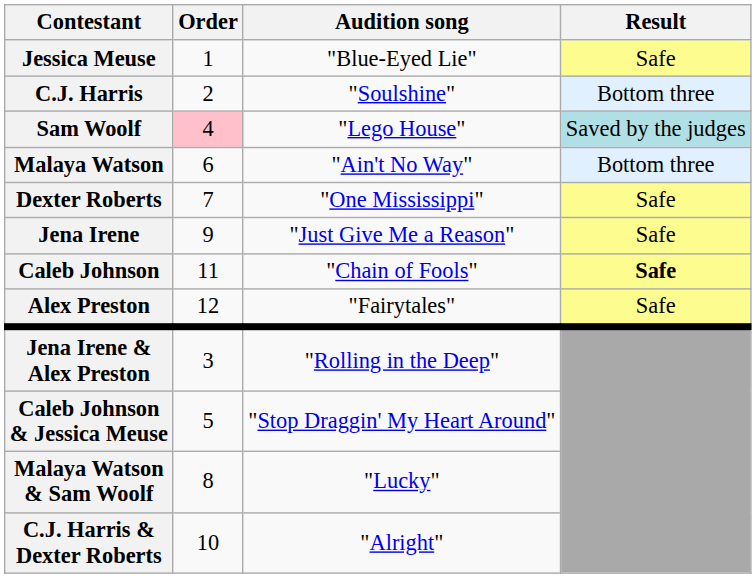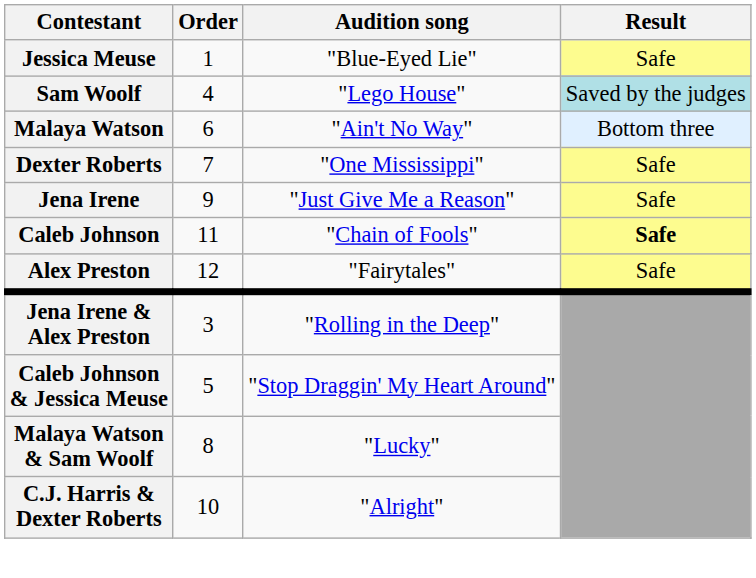- row: (89, 93)
(208, 128) pink background -> (208, 93) no background
